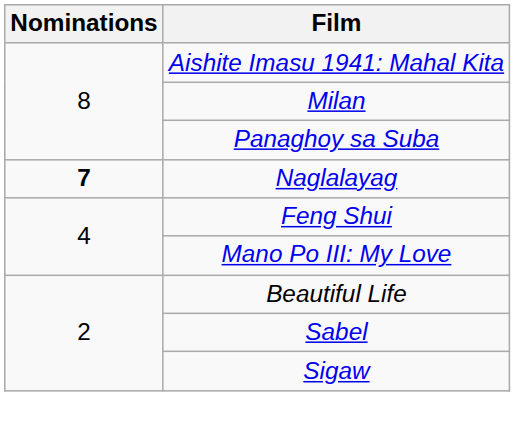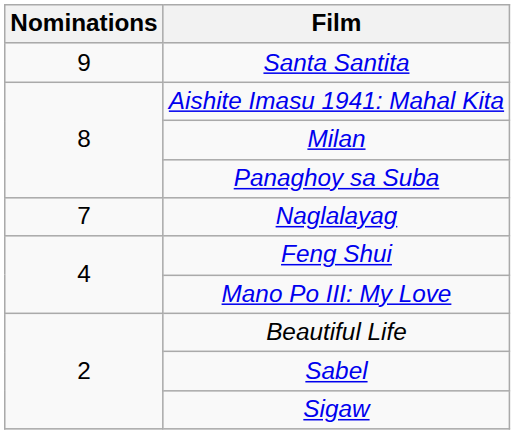+ row: (336, 62)
(84, 178) bold -> (84, 216) normal
